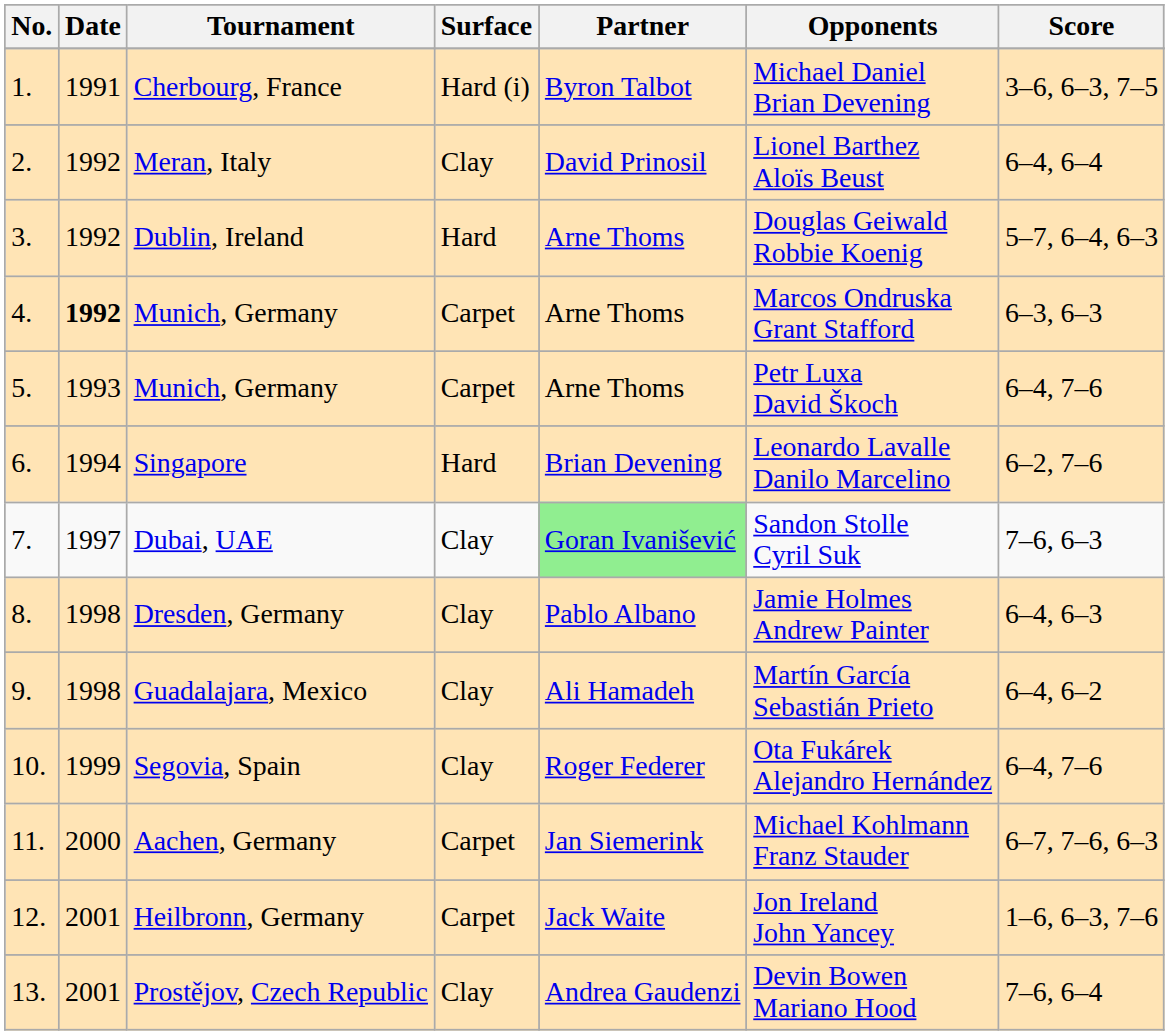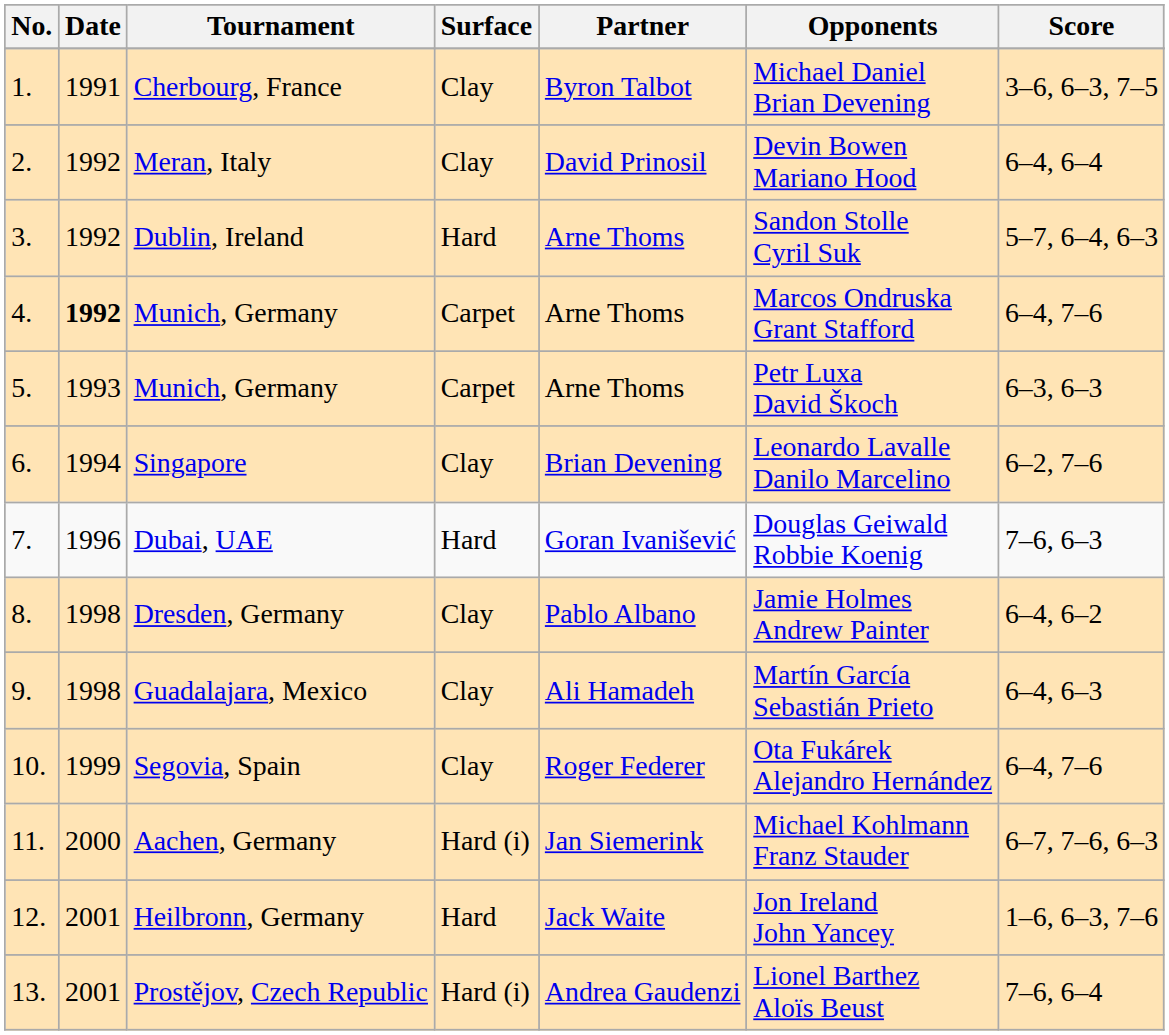(485, 86) Hard (i) -> (467, 86) Clay
(836, 161) Lionel Barthez Aloïs Beust -> (835, 161) Devin Bowen Mariano Hood
(850, 237) Douglas Geiwald Robbie Koenig -> (831, 237) Sandon Stolle Cyril Suk
(1054, 312) 6–3, 6–3 -> (1054, 312) 6–4, 7–6
(1054, 388) 6–4, 7–6 -> (1054, 388) 6–3, 6–3
(469, 463) Hard -> (467, 463) Clay
(93, 539) 1997 -> (93, 539) 1996
(467, 539) Clay -> (469, 539) Hard
(640, 539) lightgreen background -> (640, 539) no background
(831, 539) Sandon Stolle Cyril Suk -> (850, 539) Douglas Geiwald Robbie Koenig
(1054, 614) 6–4, 6–3 -> (1054, 614) 6–4, 6–2
(1054, 690) 6–4, 6–2 -> (1054, 690) 6–4, 6–3
(478, 841) Carpet -> (485, 841) Hard (i)
(478, 916) Carpet -> (469, 916) Hard
(467, 992) Clay -> (485, 992) Hard (i)
(835, 992) Devin Bowen Mariano Hood -> (836, 992) Lionel Barthez Aloïs Beust
